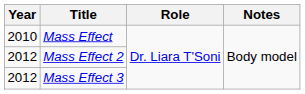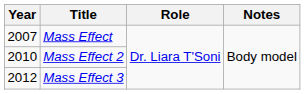(22, 36) 2010 -> (22, 36) 2007
(22, 57) 2012 -> (22, 57) 2010
